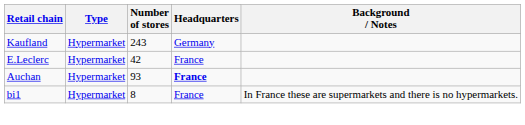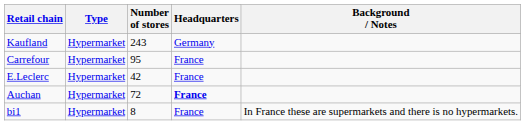+ row: (28, 59)
(136, 77) 93 -> (136, 94) 72
